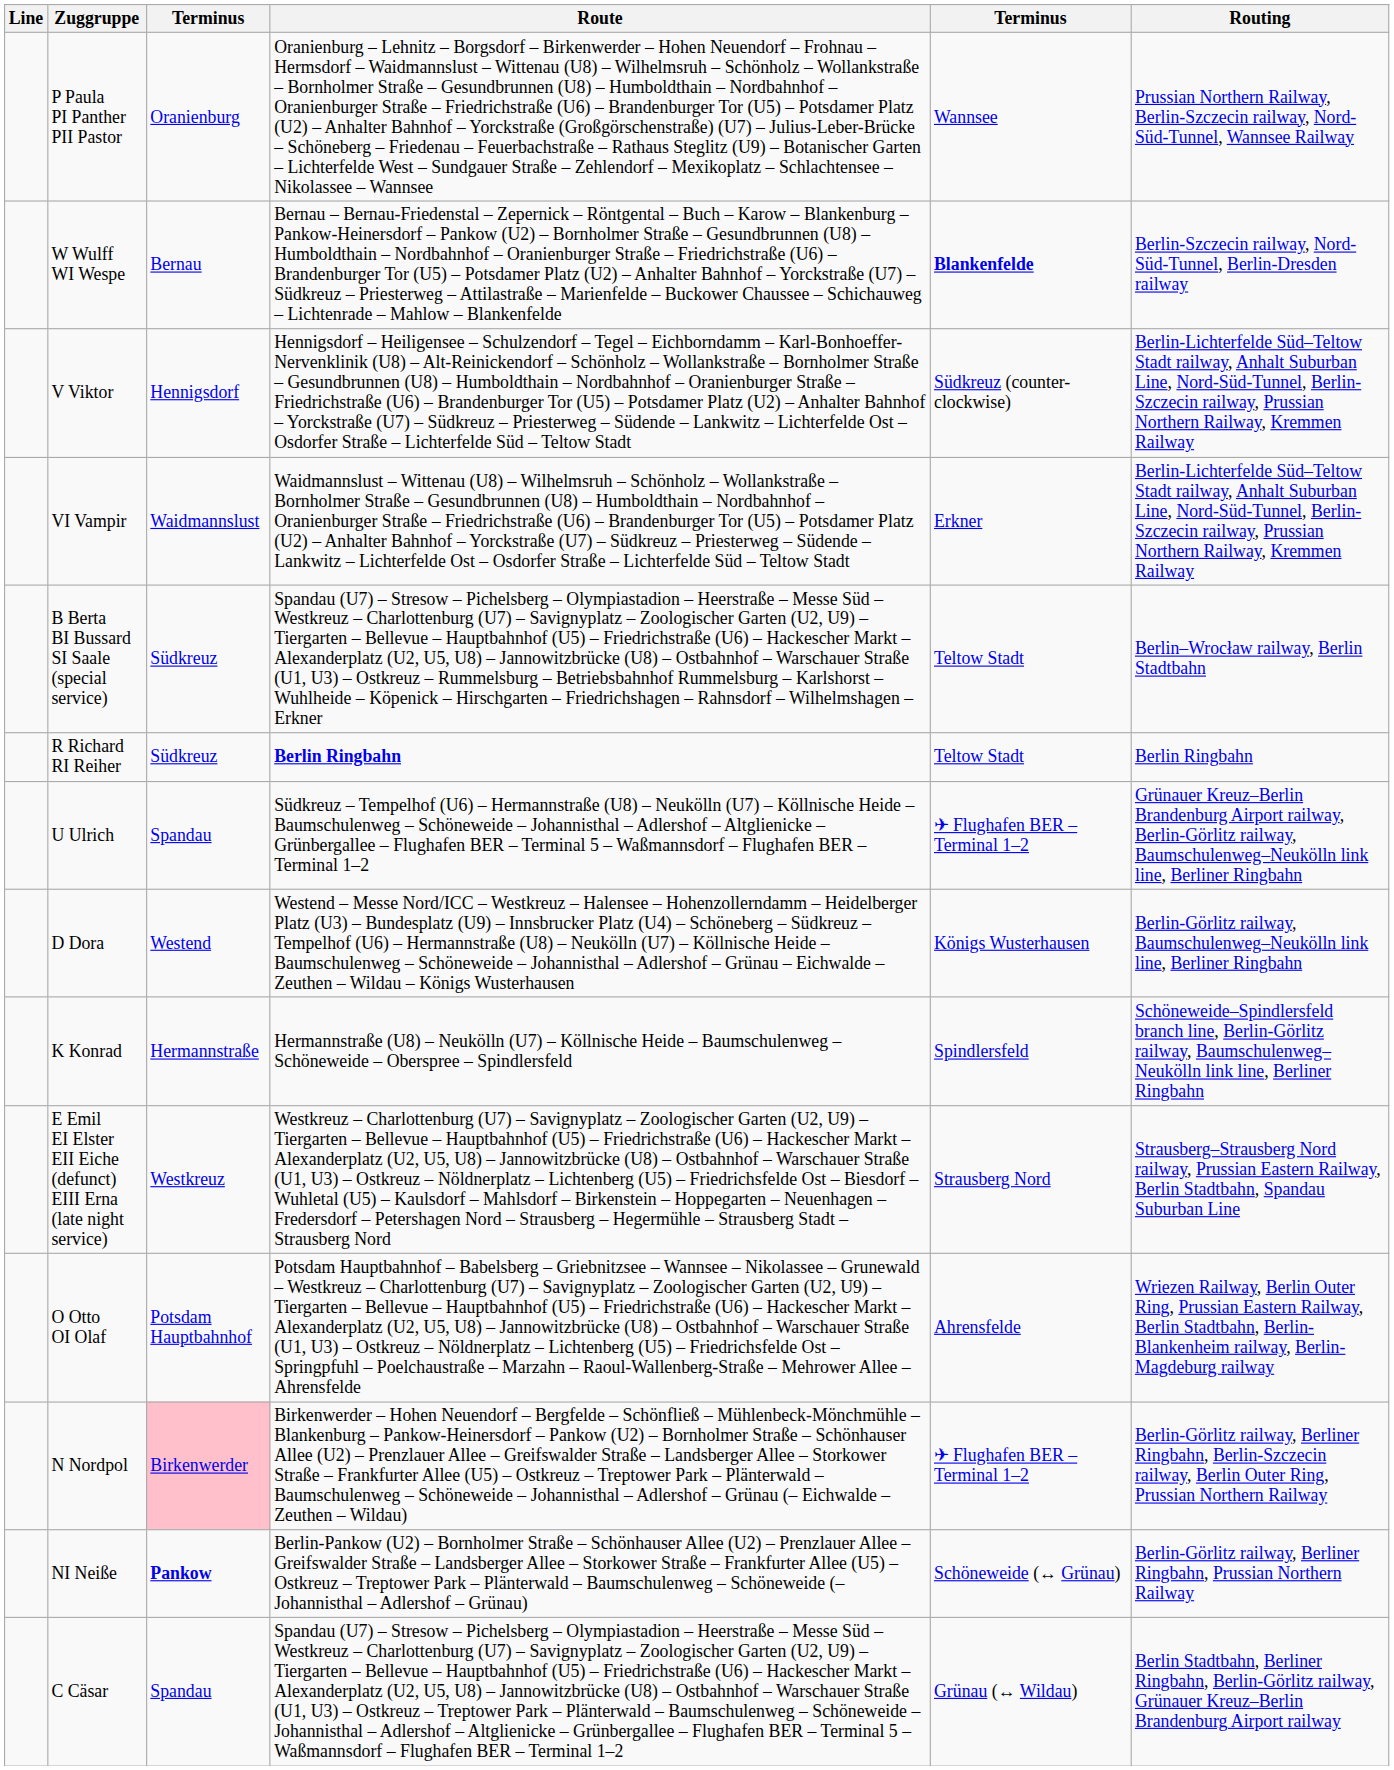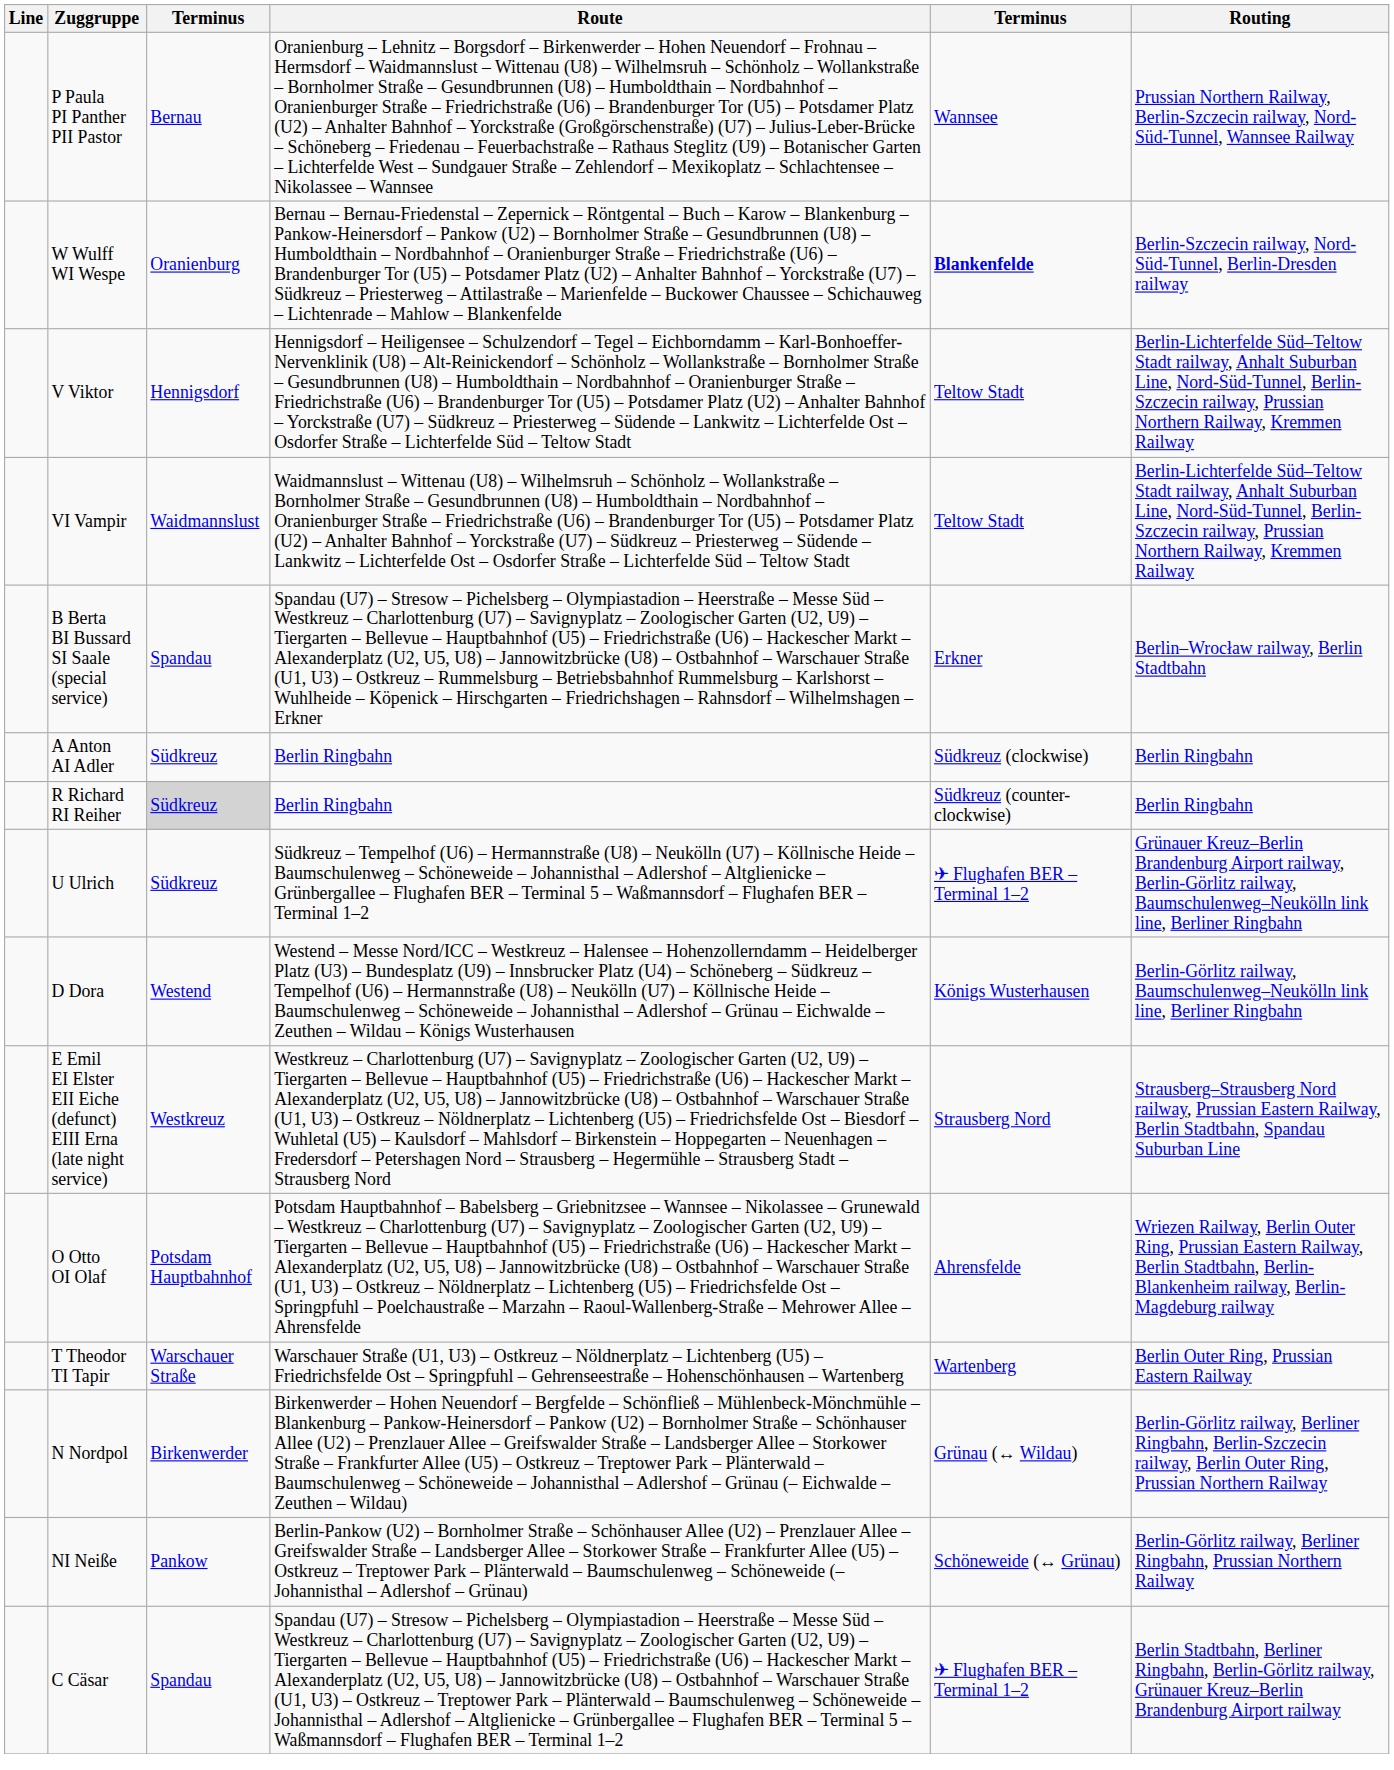(195, 116) Oranienburg -> (176, 116) Bernau
(176, 264) Bernau -> (195, 264) Oranienburg
(1002, 392) Südkreuz (counter-clockwise) -> (979, 392) Teltow Stadt
(958, 520) Erkner -> (979, 520) Teltow Stadt
(184, 658) Südkreuz -> (181, 658) Spandau
(979, 658) Teltow Stadt -> (958, 658) Erkner
+ row: (83, 757)
(184, 757) no background -> (184, 805) lightgrey background
(338, 757) bold -> (333, 805) normal
(979, 757) Teltow Stadt -> (1002, 805) Südkreuz (counter-clockwise)
(181, 835) Spandau -> (184, 883) Südkreuz
- row: (87, 1051)
+ row: (89, 1365)
(199, 1465) pink background -> (199, 1453) no background
(1006, 1466) ✈ Flughafen BER – Terminal 1–2 -> (1006, 1453) Grünau (↔ Wildau)
(181, 1573) bold -> (179, 1561) normal
(1006, 1691) Grünau (↔ Wildau) -> (1006, 1680) ✈ Flughafen BER – Terminal 1–2
